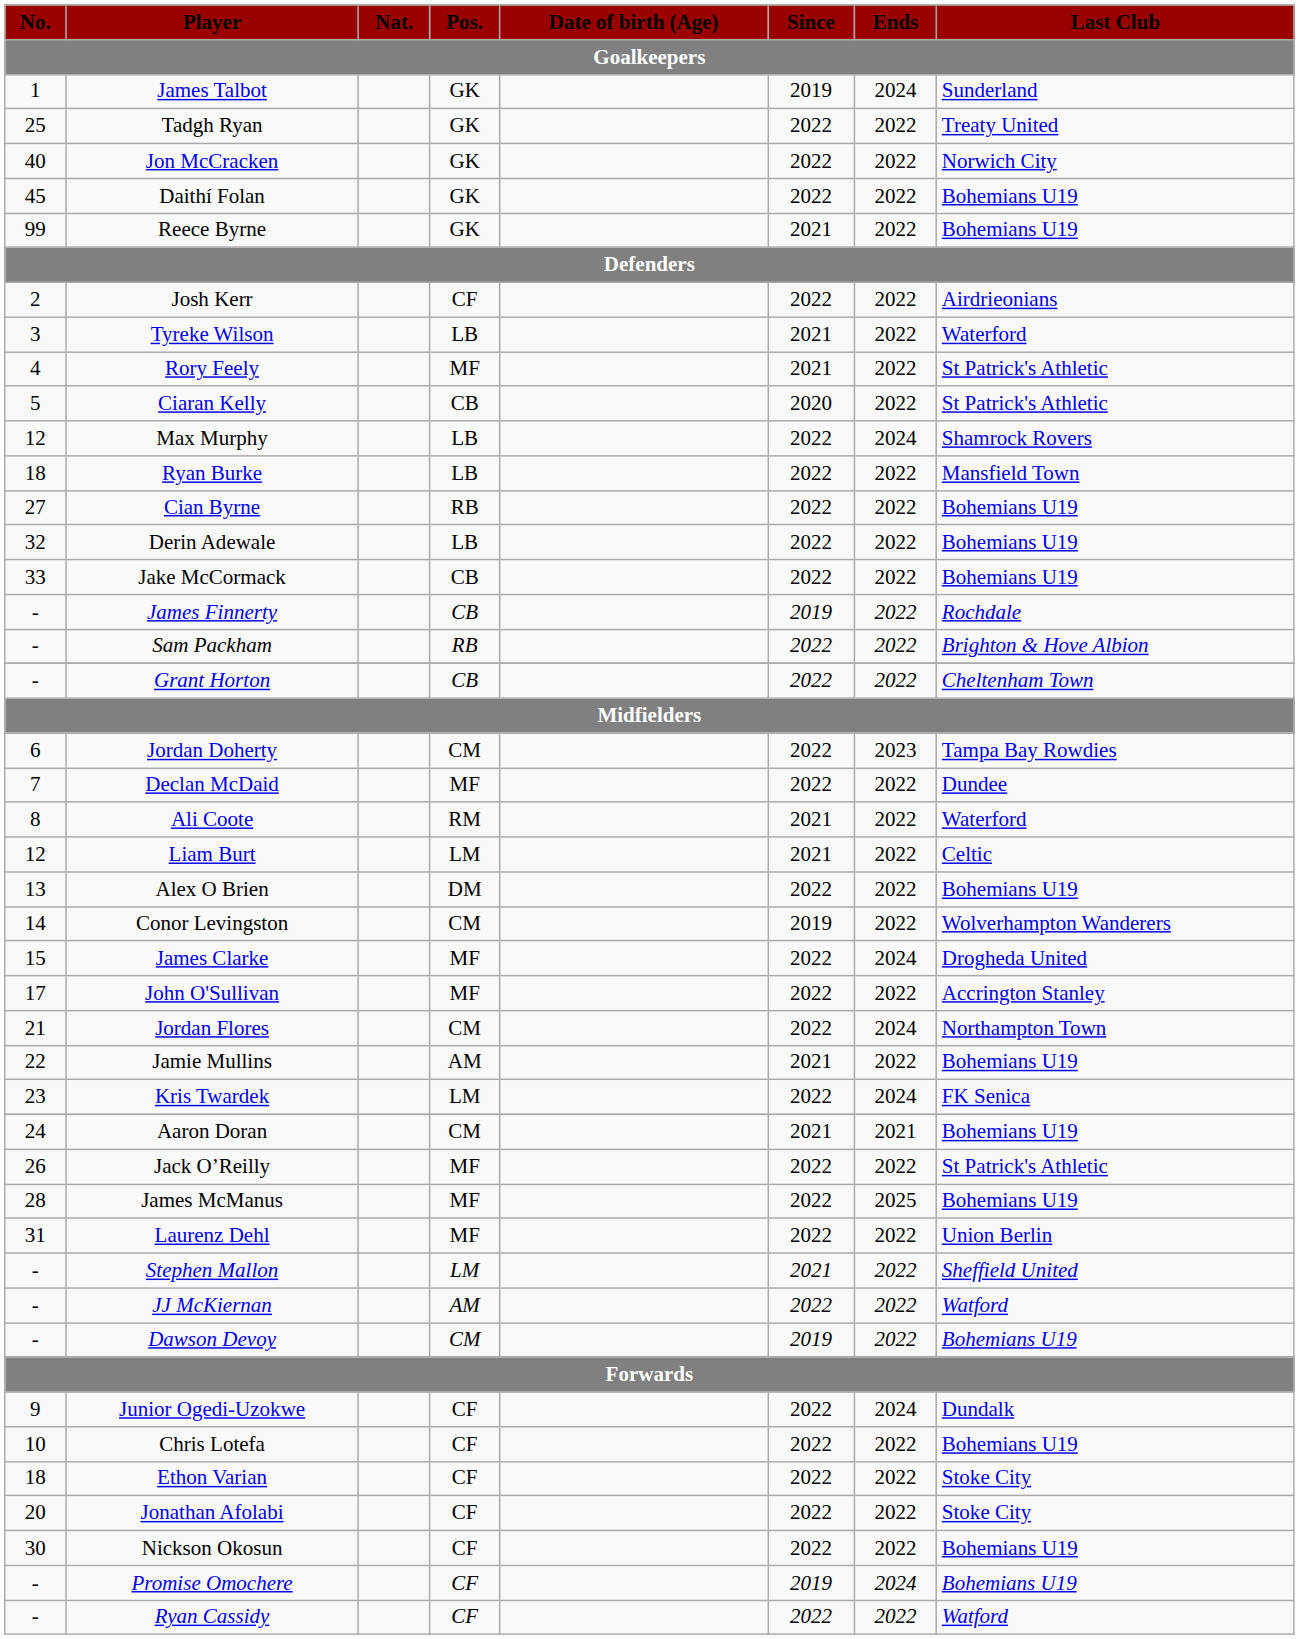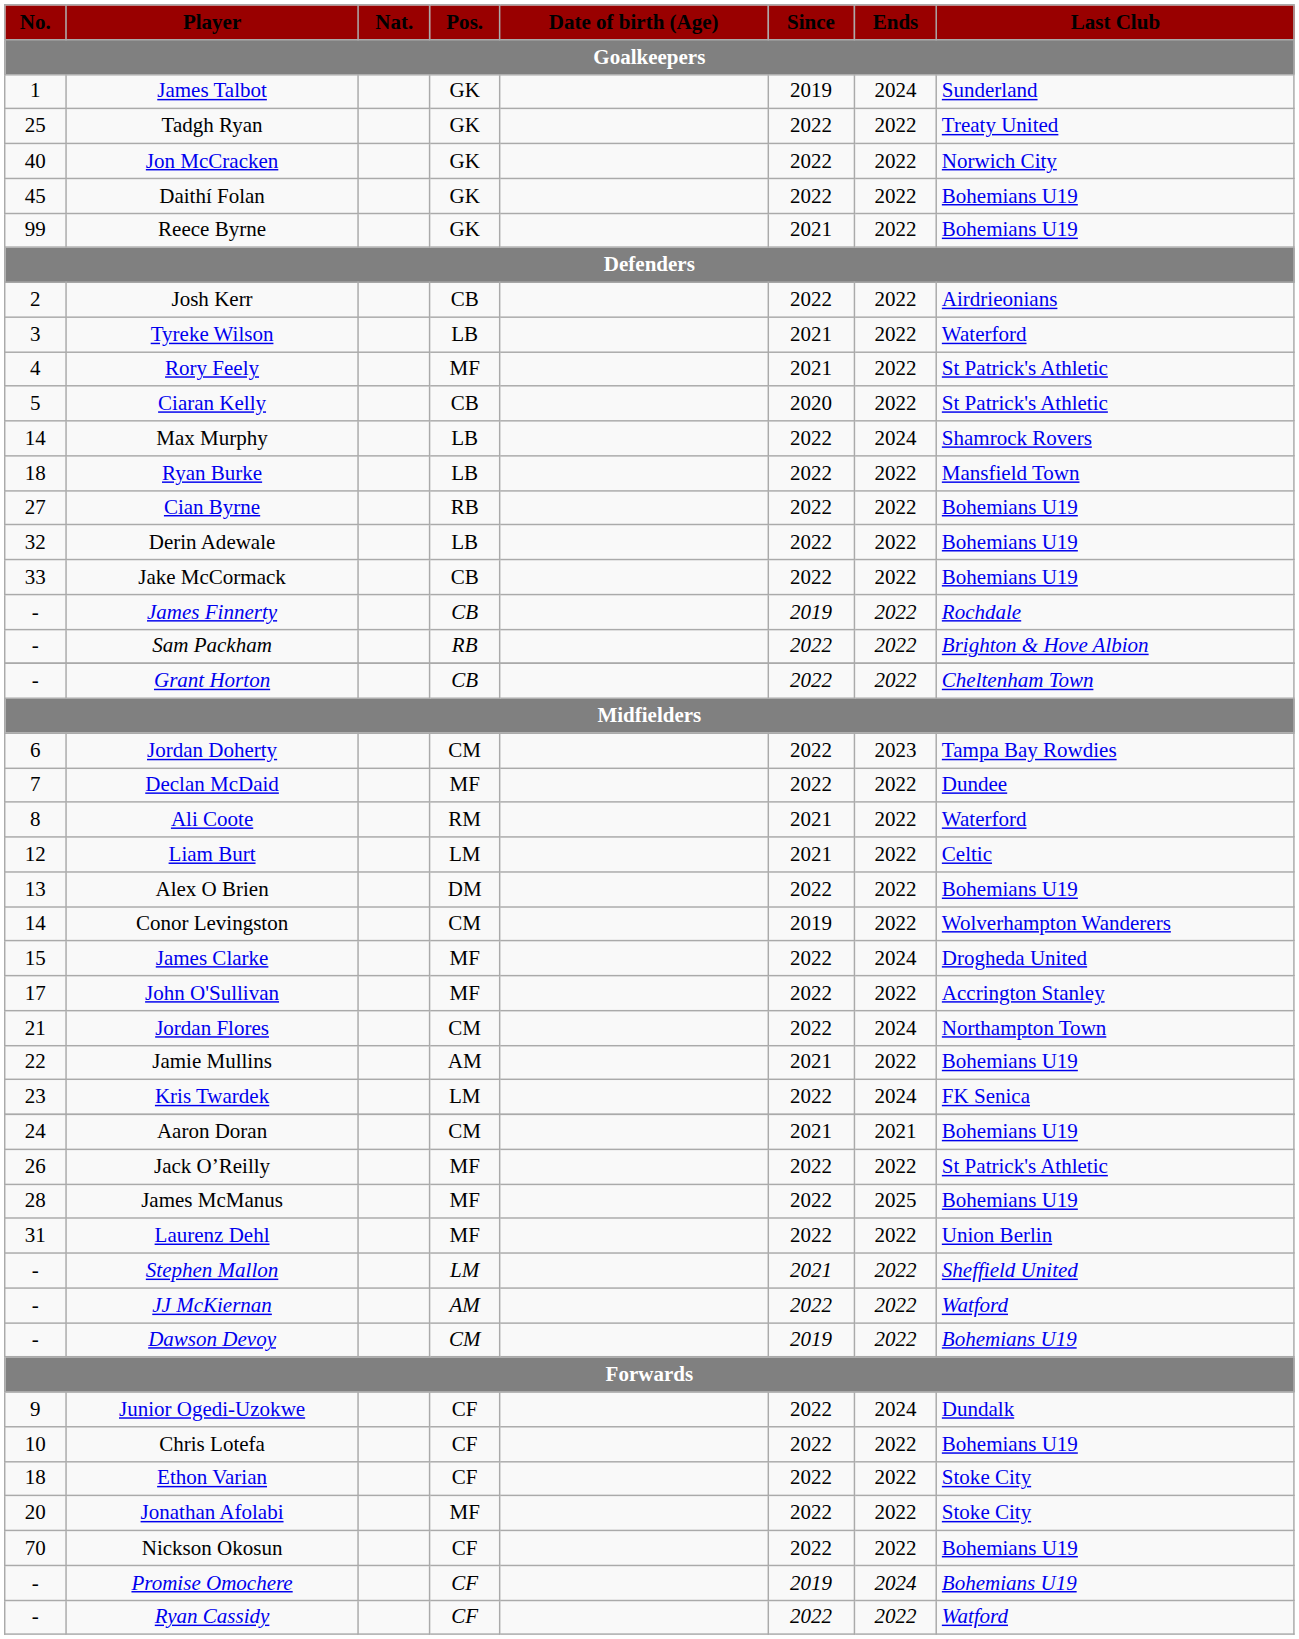(465, 299) CF -> (465, 299) CB
(35, 438) 12 -> (35, 438) 14
(465, 1513) CF -> (465, 1513) MF
(35, 1547) 30 -> (35, 1547) 70
